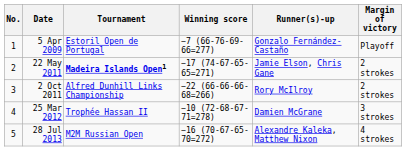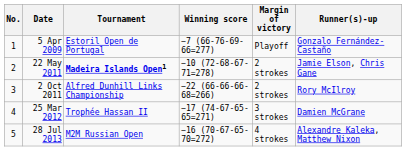columns swapped: (380, 20) <-> (306, 20)
(215, 69) −17 (74-67-65-65=271) -> (215, 69) −10 (72-68-67-71=278)
(215, 113) −10 (72-68-67-71=278) -> (215, 113) −17 (74-67-65-65=271)
